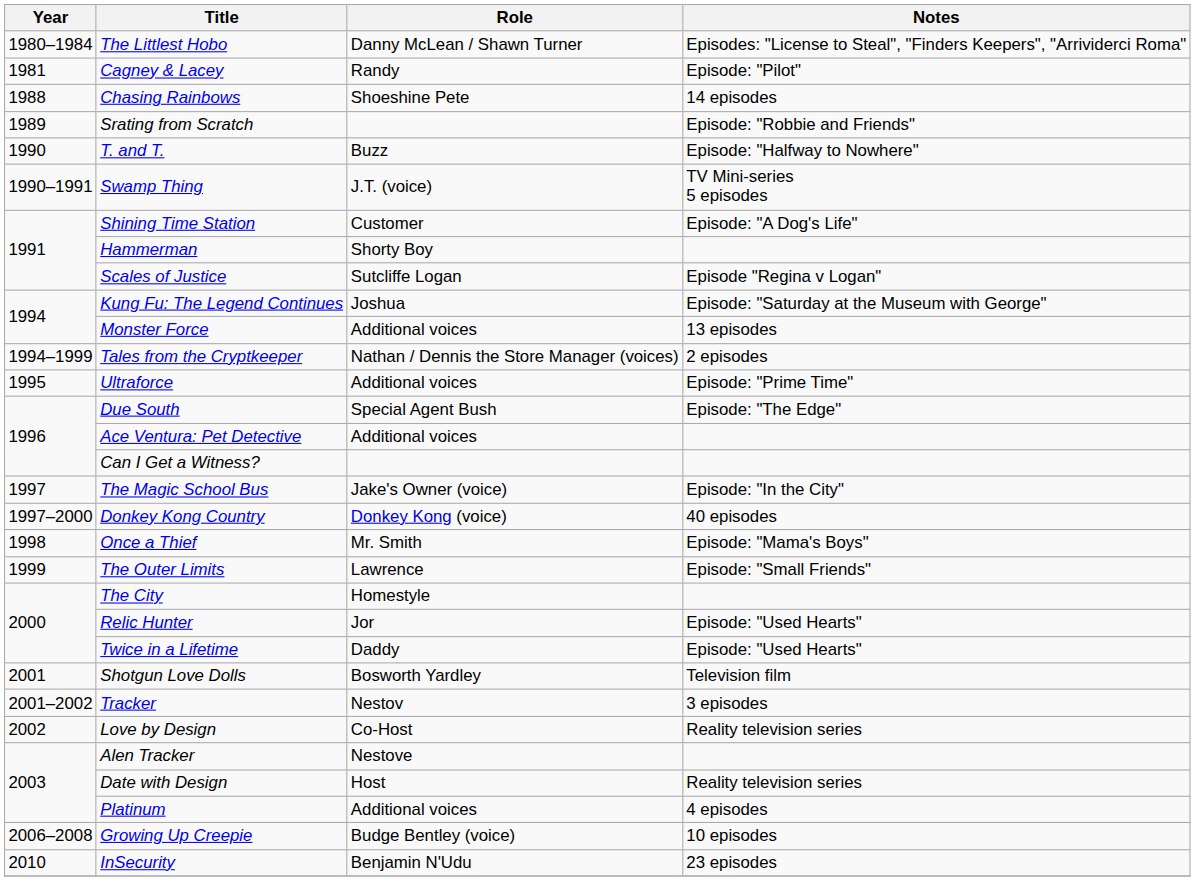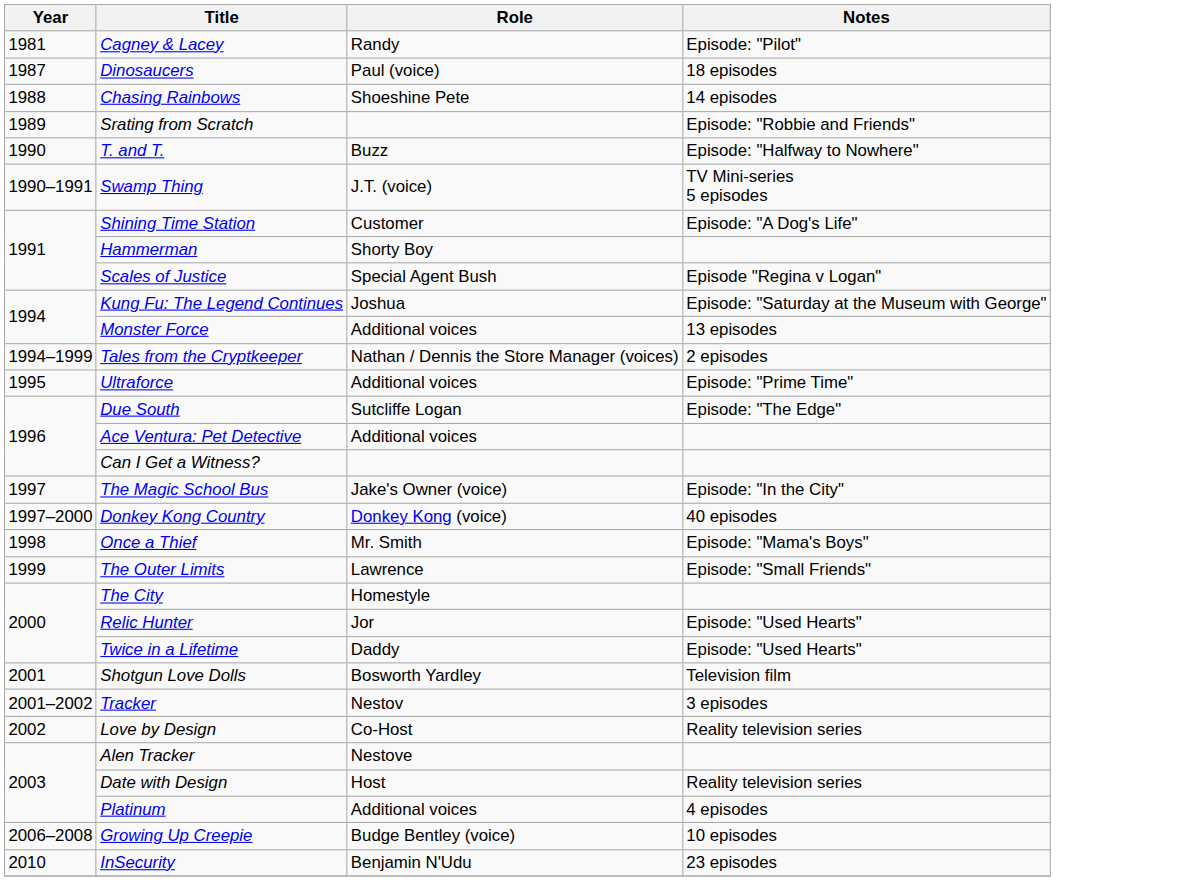- row: (164, 44)
+ row: (147, 71)
(406, 276) Sutcliffe Logan -> (424, 276) Special Agent Bush
(424, 409) Special Agent Bush -> (406, 409) Sutcliffe Logan
